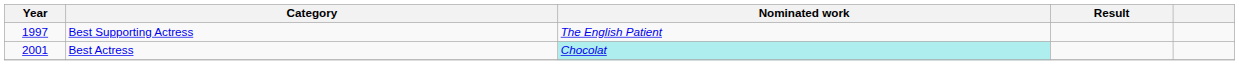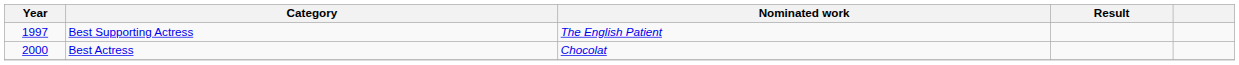(35, 50) 2001 -> (35, 50) 2000
(584, 50) paleturquoise background -> (584, 50) no background
